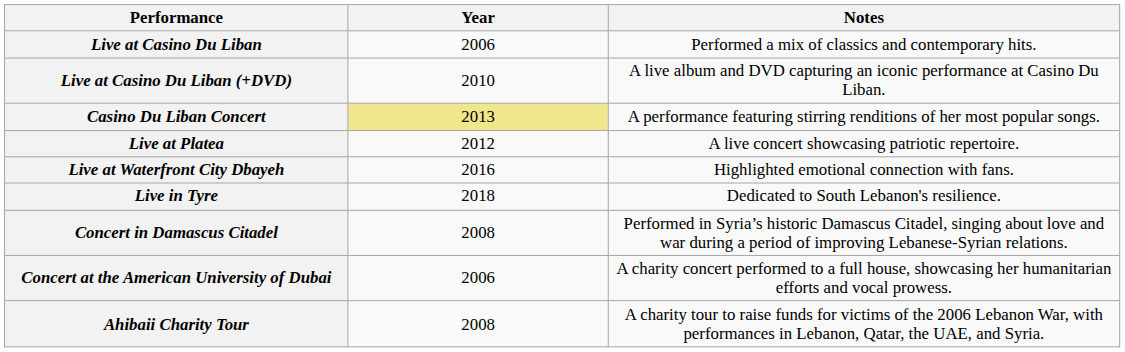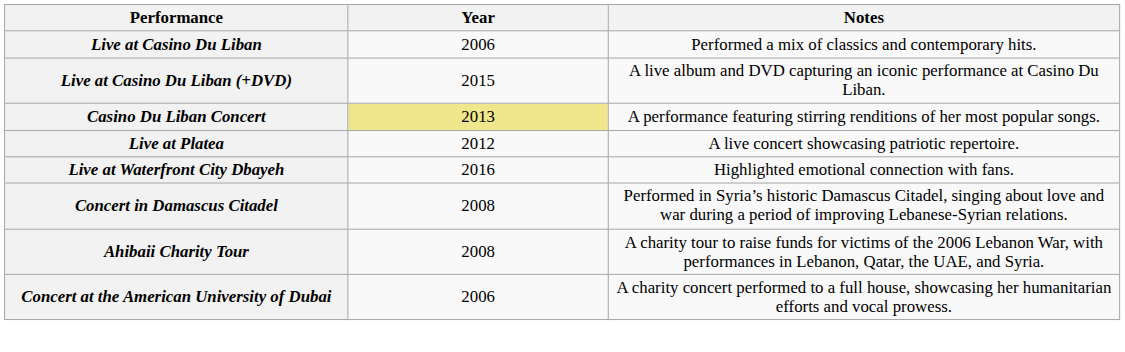(478, 80) 2010 -> (478, 80) 2015
- row: (176, 196)
rows swapped: (176, 323) <-> (176, 278)
